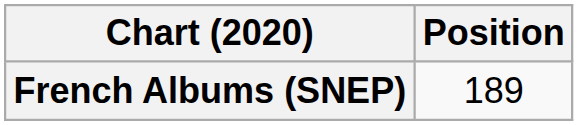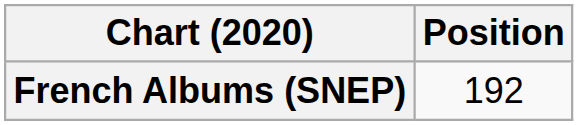(494, 90) 189 -> (494, 90) 192
